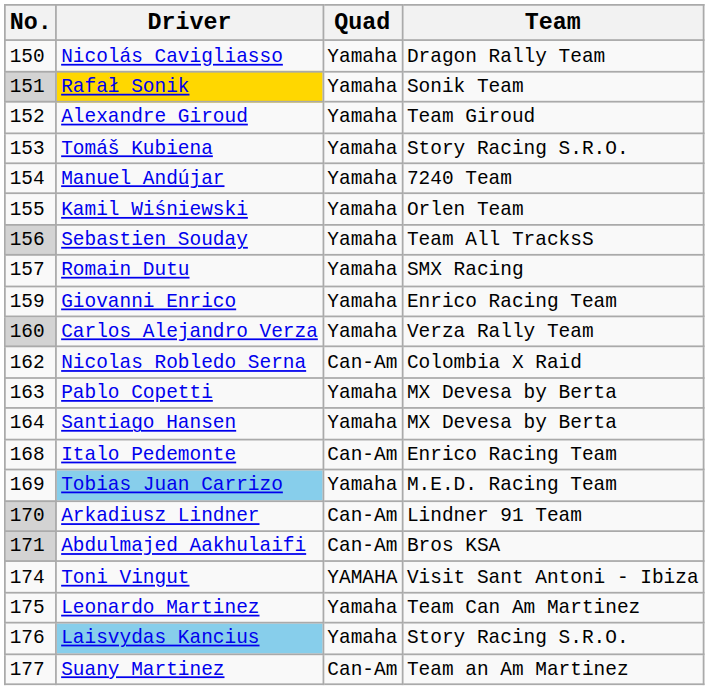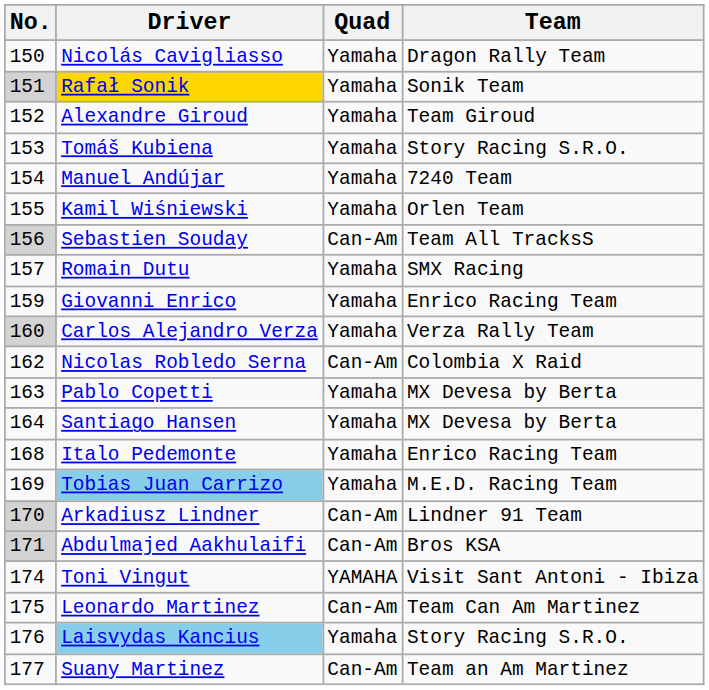(362, 240) Yamaha -> (362, 240) Can-Am
(362, 454) Can-Am -> (362, 454) Yamaha
(362, 608) Yamaha -> (362, 608) Can-Am
